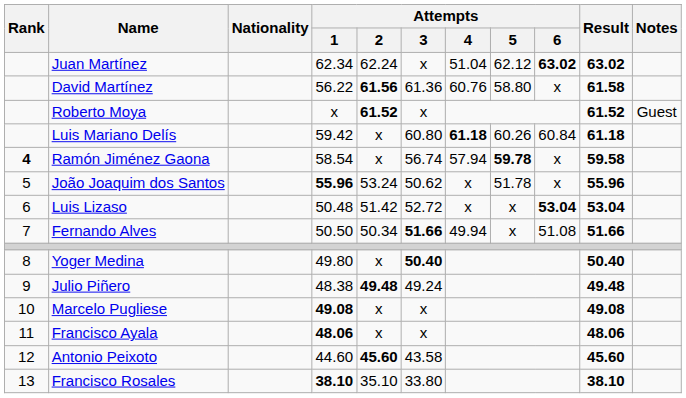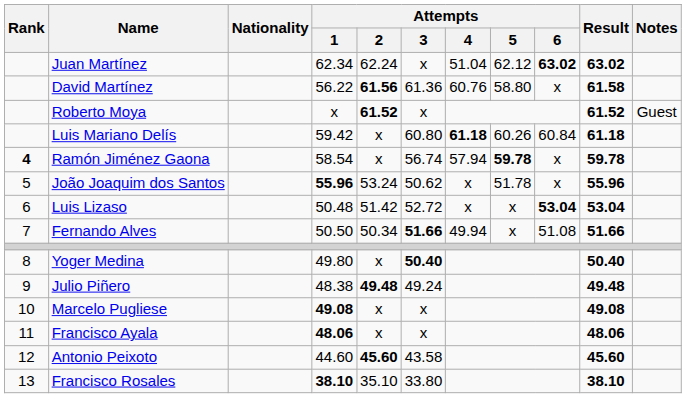(606, 159) 59.58 -> (606, 159) 59.78
